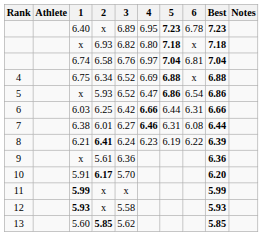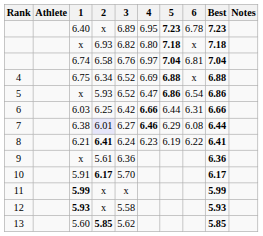(103, 126) no background -> (103, 126) lavender background
(171, 126) 6.31 -> (171, 126) 6.29
(217, 142) 6.39 -> (217, 142) 6.41
(217, 175) 6.20 -> (217, 175) 6.17
